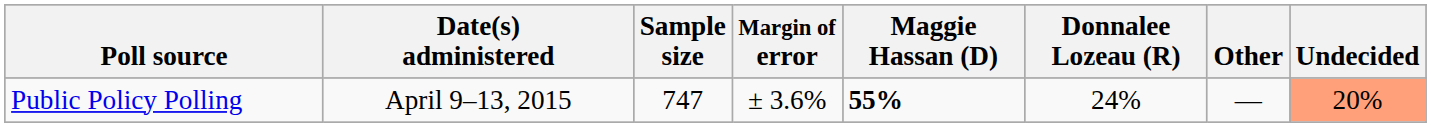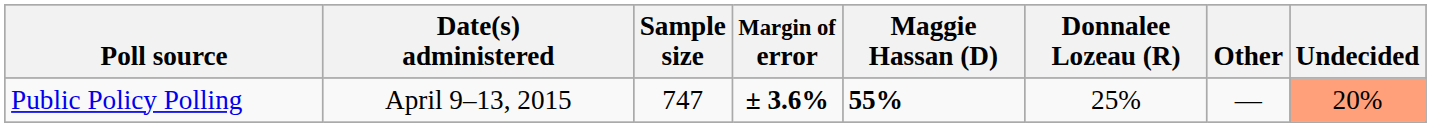(787, 99) normal -> (787, 99) bold
(1116, 99) 24% -> (1116, 99) 25%
